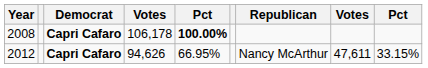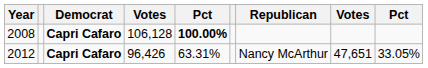(150, 34) 106,178 -> (150, 34) 106,128
(146, 54) 94,626 -> (146, 54) 96,426
(199, 54) 66.95% -> (199, 54) 63.31%
(352, 54) 47,611 -> (353, 54) 47,651
(398, 54) 33.15% -> (399, 54) 33.05%
